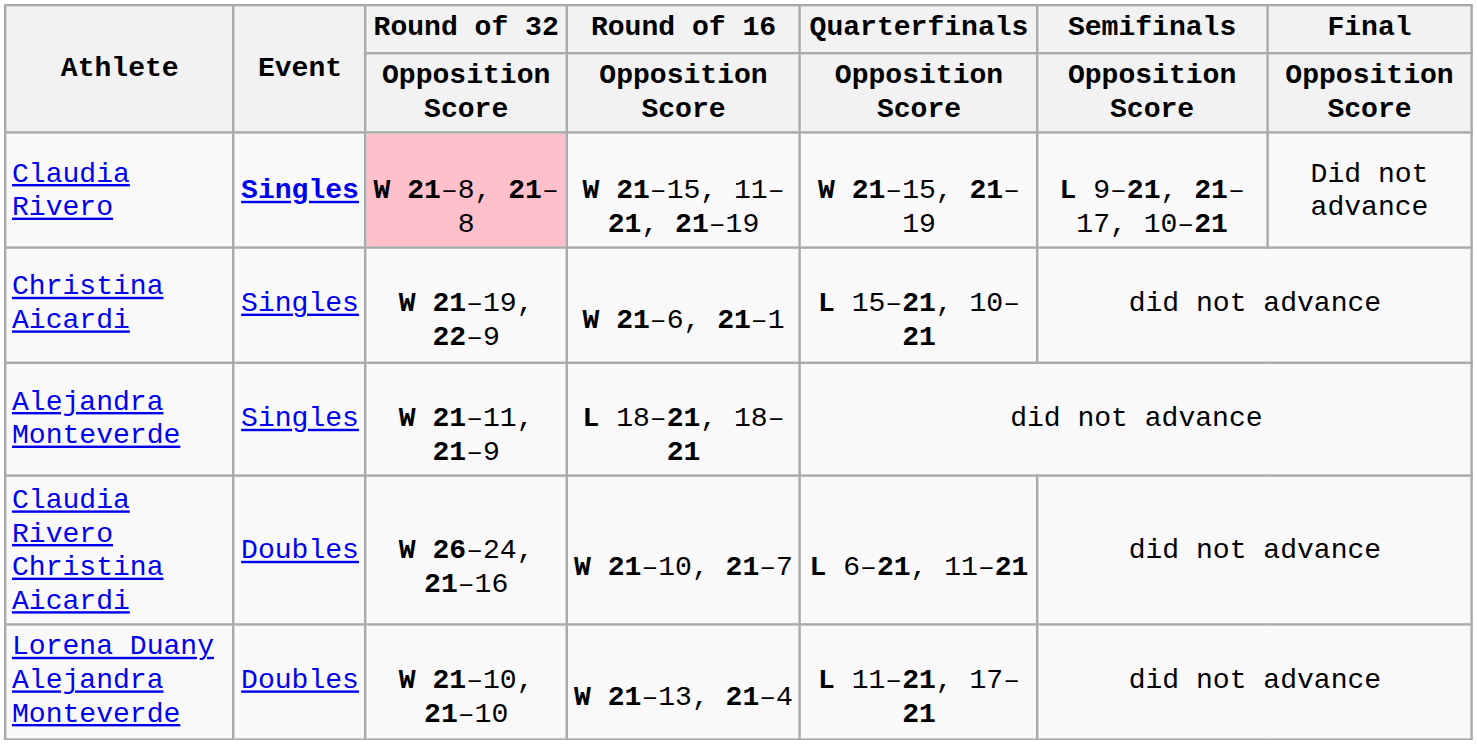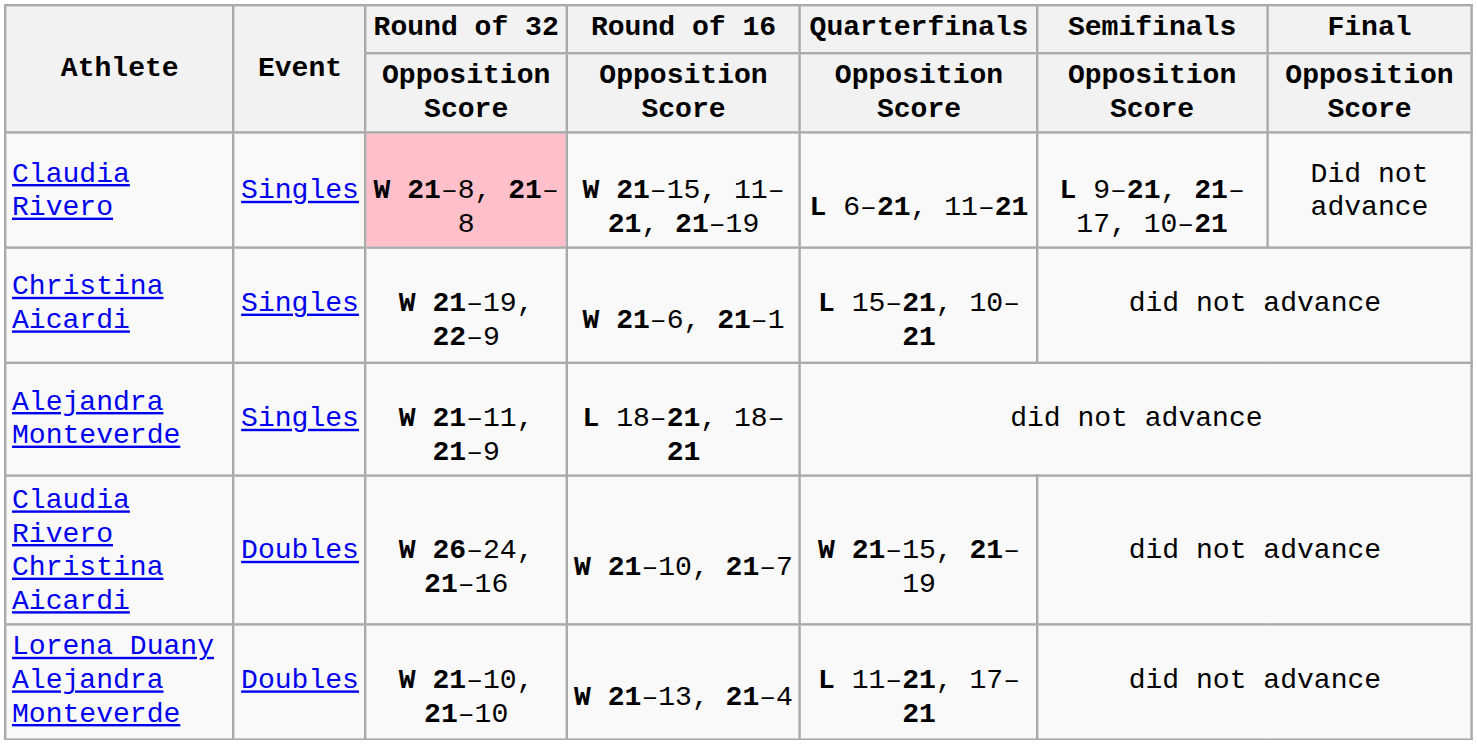(300, 190) bold -> (300, 190) normal
(919, 207) W 21–15, 21–19 -> (919, 207) L 6–21, 11–21
(919, 567) L 6–21, 11–21 -> (919, 567) W 21–15, 21–19
